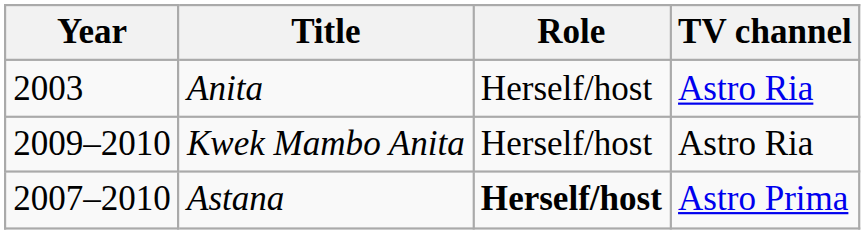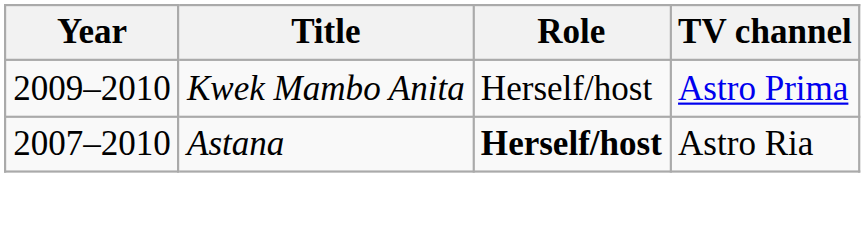- row: (225, 87)
(746, 143) Astro Ria -> (763, 87) Astro Prima
(763, 198) Astro Prima -> (746, 143) Astro Ria
